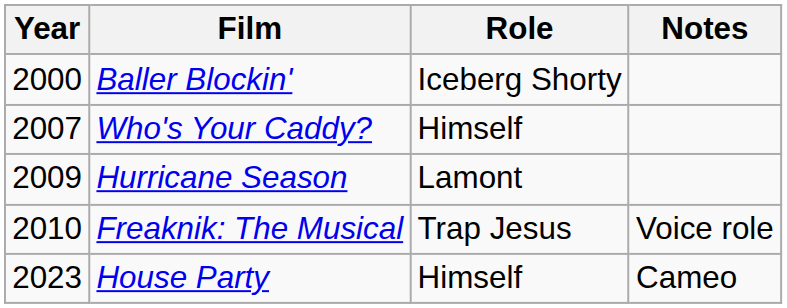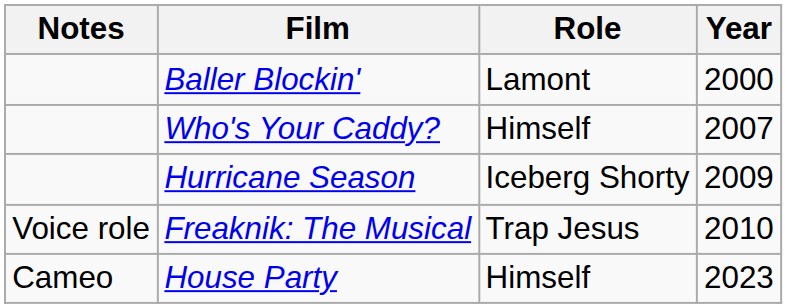columns swapped: (47, 29) <-> (705, 29)
(520, 79) Iceberg Shorty -> (538, 79) Lamont
(470, 178) Lamont -> (588, 178) Iceberg Shorty
